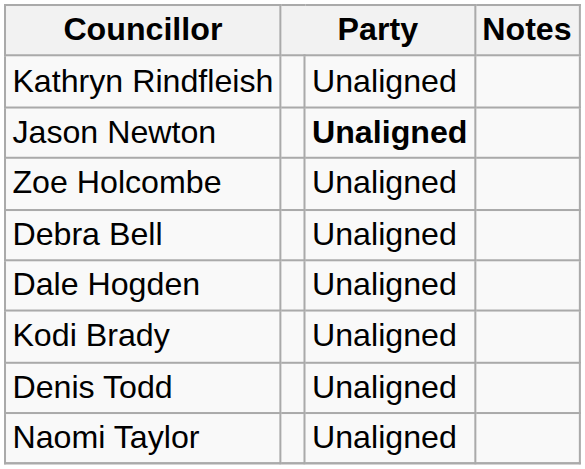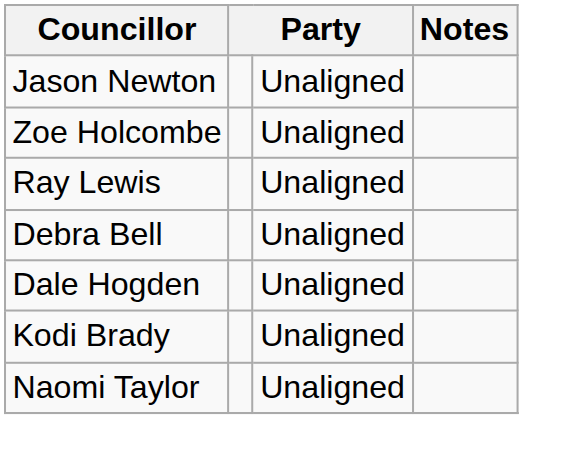- row: (143, 81)
(390, 132) bold -> (333, 81) normal
+ row: (87, 183)
- row: (93, 387)
